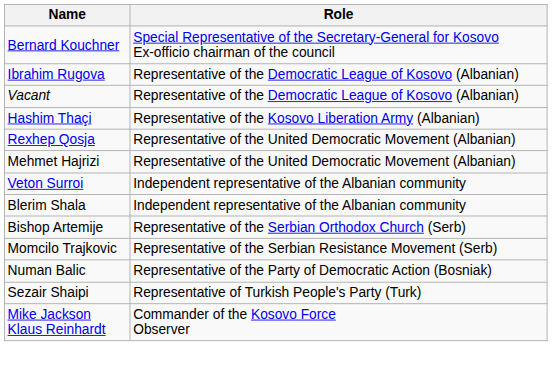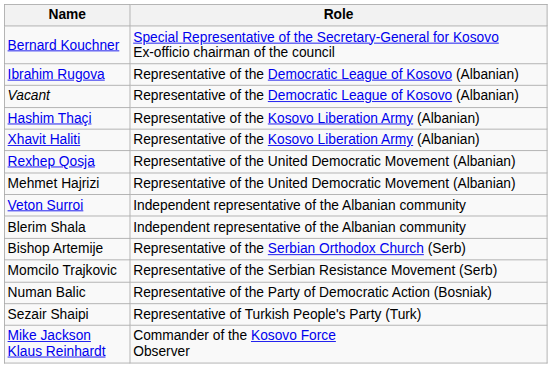+ row: (44, 140)
